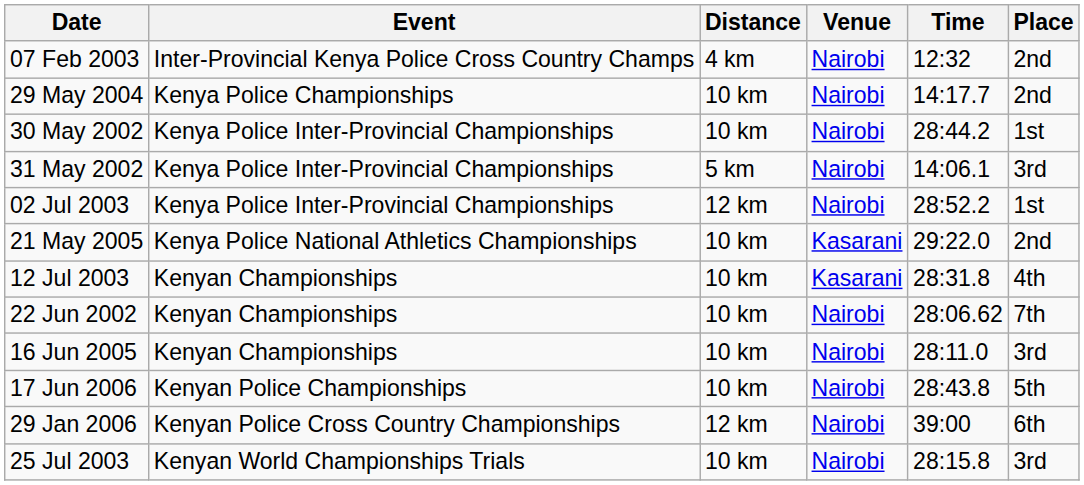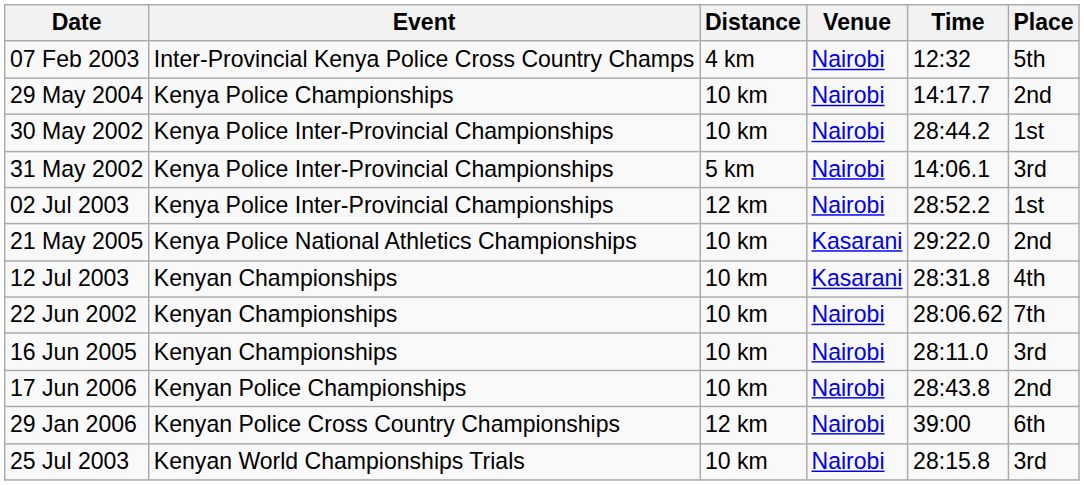(1033, 59) 2nd -> (1029, 59) 5th
(1029, 388) 5th -> (1033, 388) 2nd
